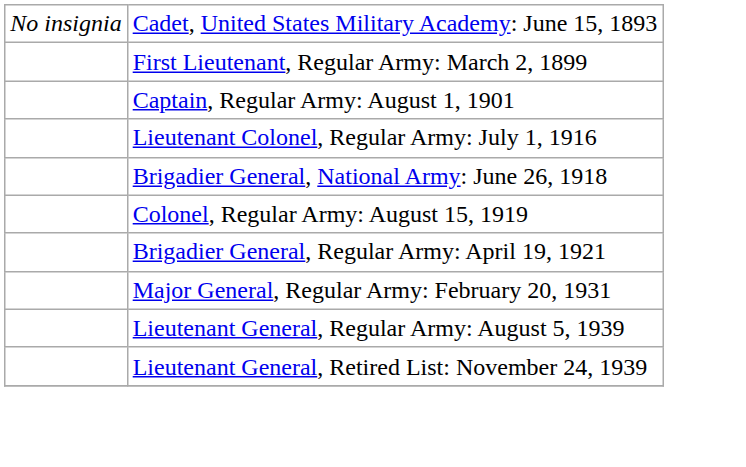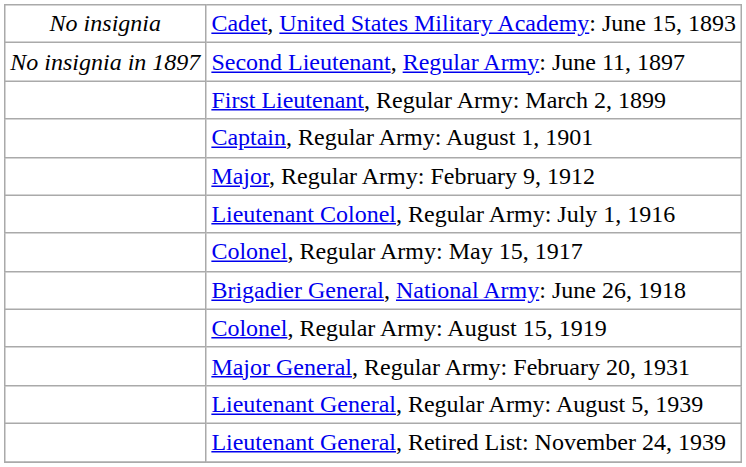+ row: (448, 61)
+ row: (403, 175)
+ row: (397, 251)
- row: (369, 251)
